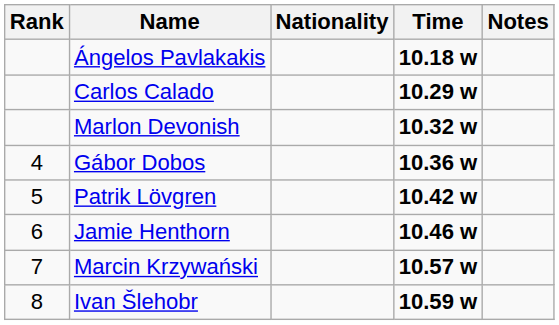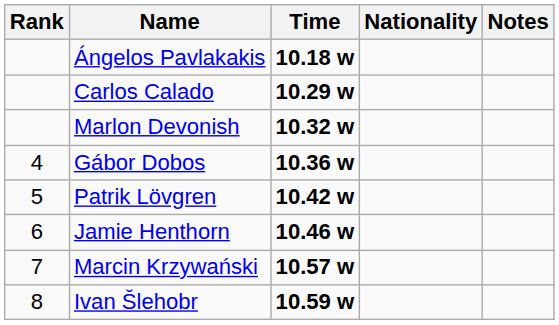columns swapped: (332, 22) <-> (438, 22)
